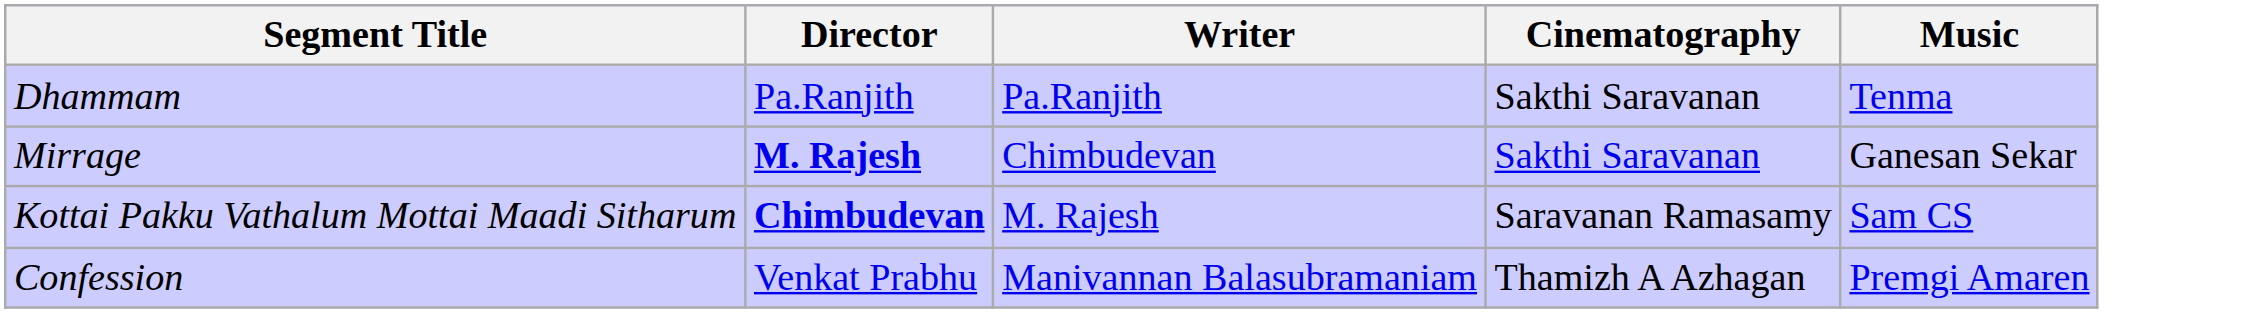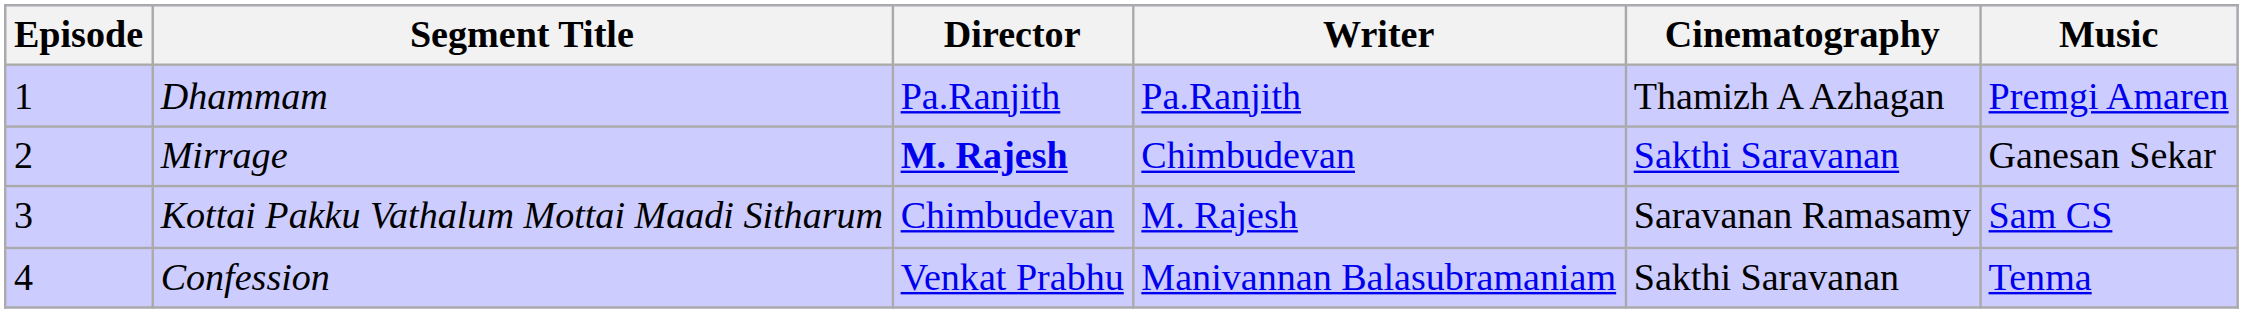+ column: (79, 34)
(1627, 95) Sakthi Saravanan -> (1789, 95) Thamizh A Azhagan
(1901, 95) Tenma -> (2109, 95) Premgi Amaren
(869, 215) bold -> (1007, 215) normal
(1650, 276) Thamizh A Azhagan -> (1766, 276) Sakthi Saravanan
(1969, 276) Premgi Amaren -> (2040, 276) Tenma
